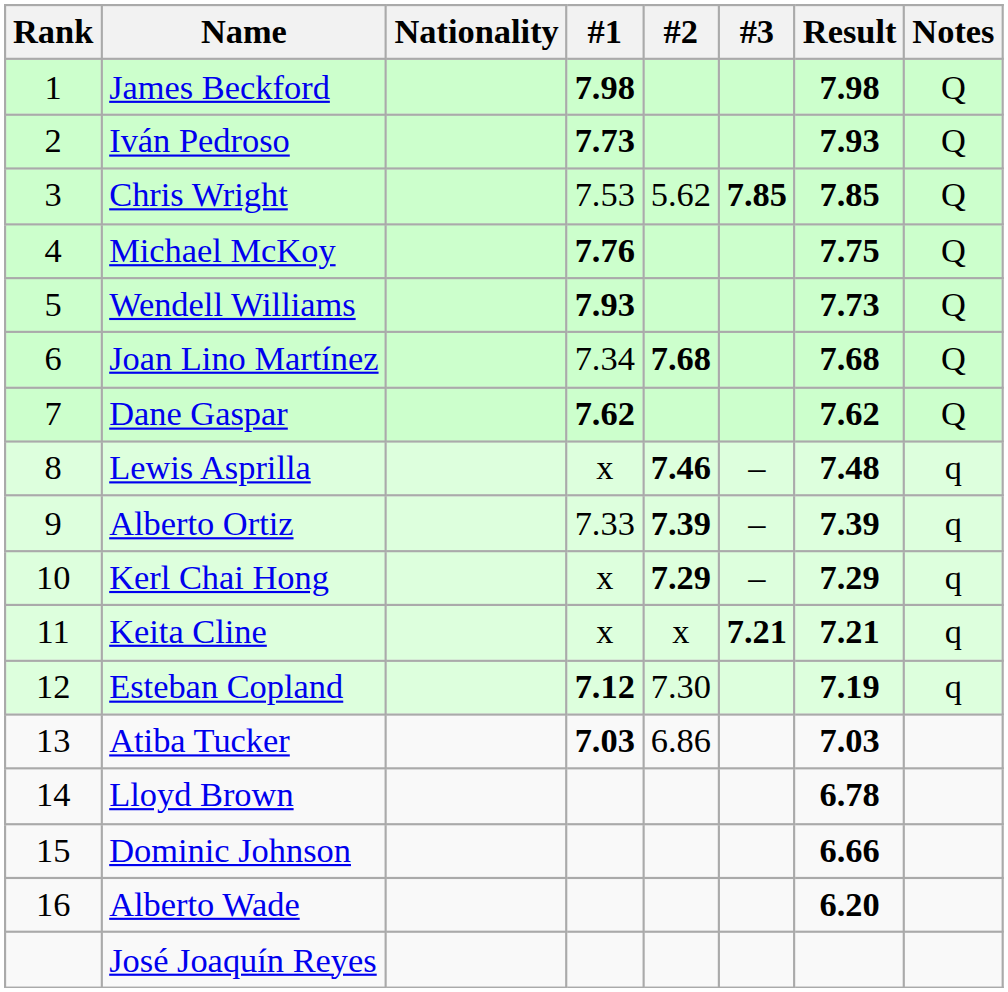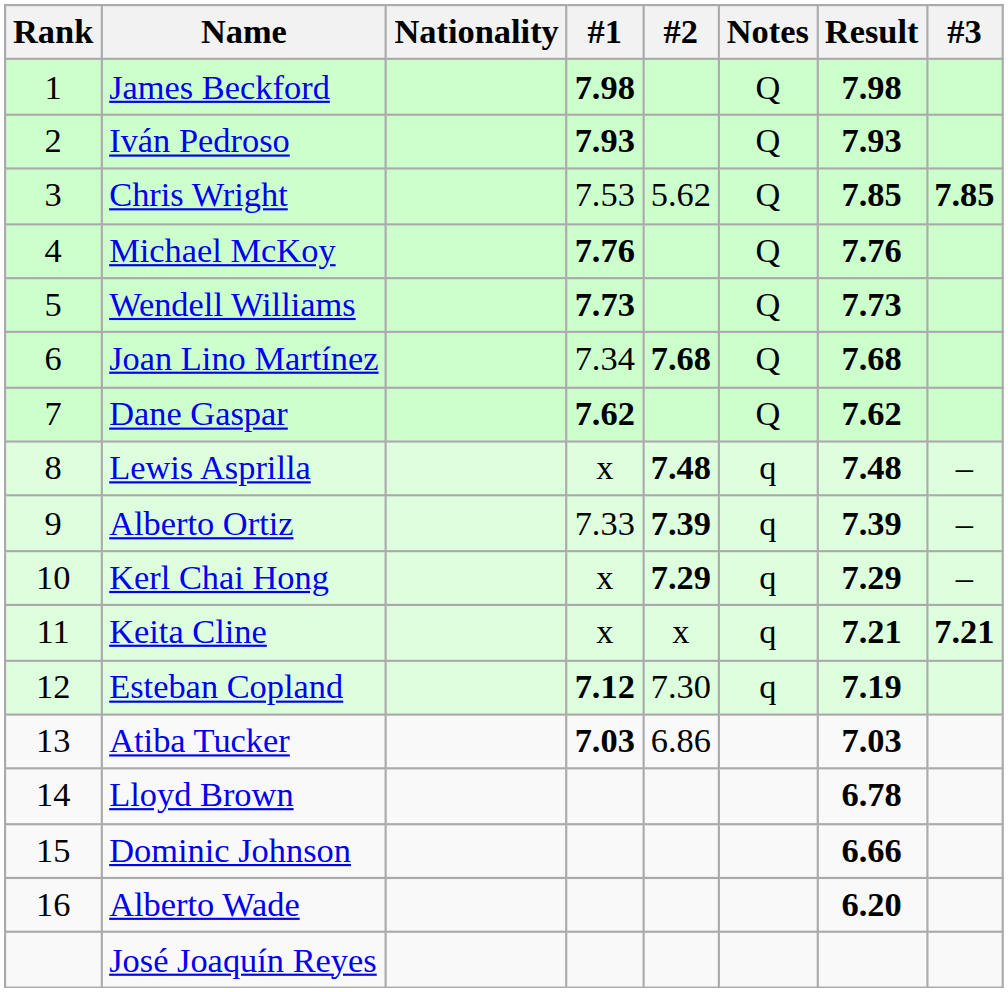columns swapped: (757, 31) <-> (953, 31)
(605, 140) 7.73 -> (605, 140) 7.93
(850, 250) 7.75 -> (872, 250) 7.76
(605, 304) 7.93 -> (605, 304) 7.73
(681, 468) 7.46 -> (681, 468) 7.48
